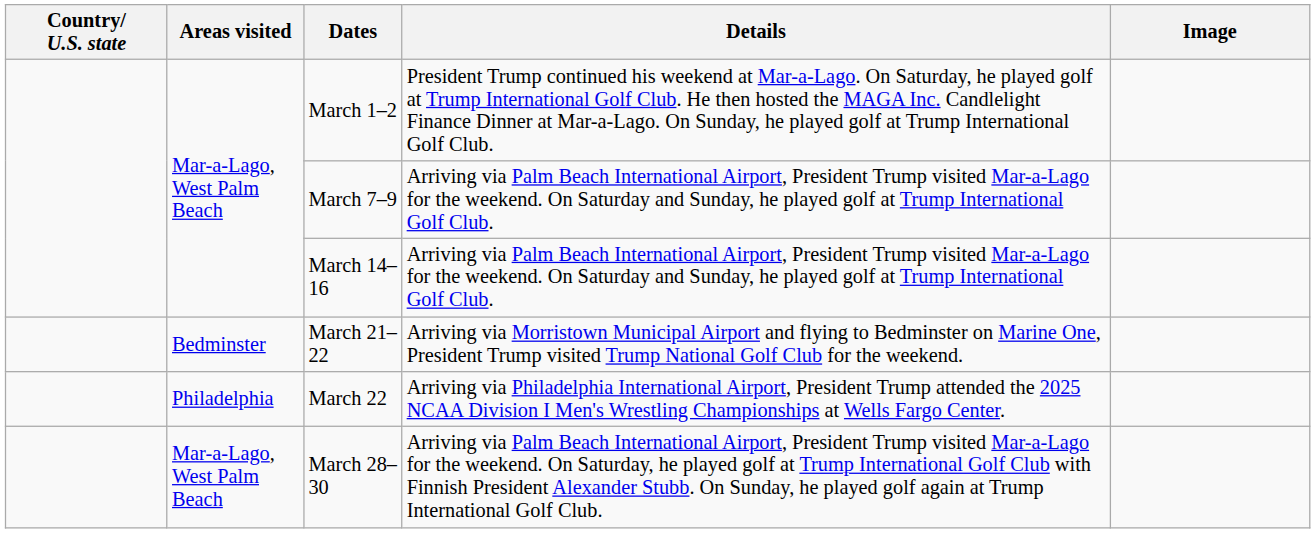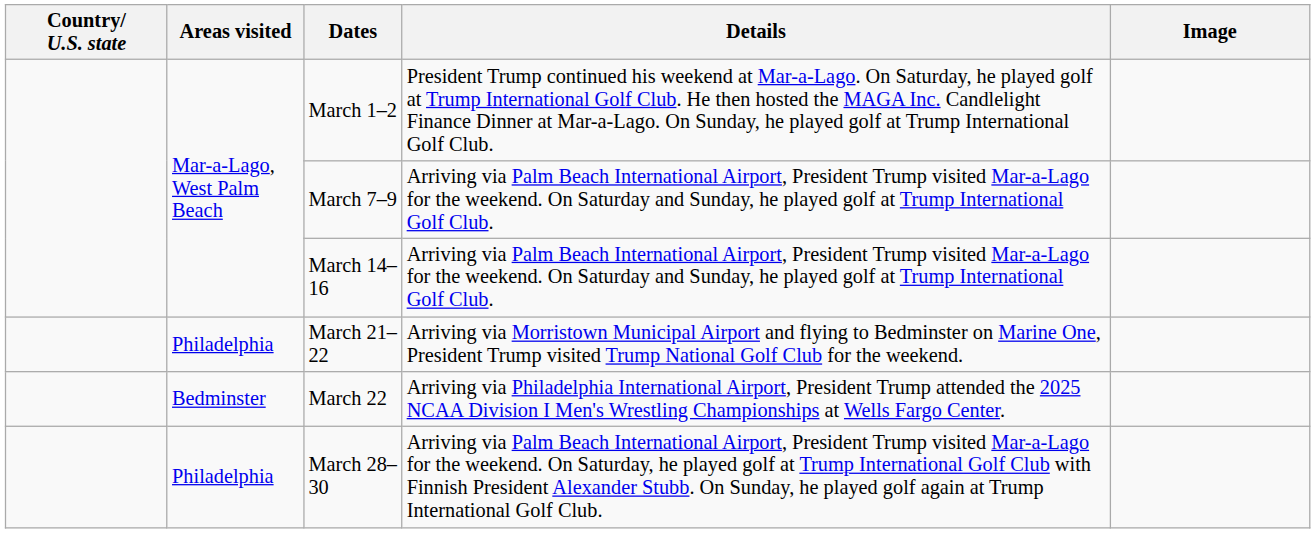(219, 343) Bedminster -> (223, 343) Philadelphia
(223, 398) Philadelphia -> (219, 398) Bedminster
(223, 476) Mar-a-Lago, West Palm Beach -> (223, 476) Philadelphia
